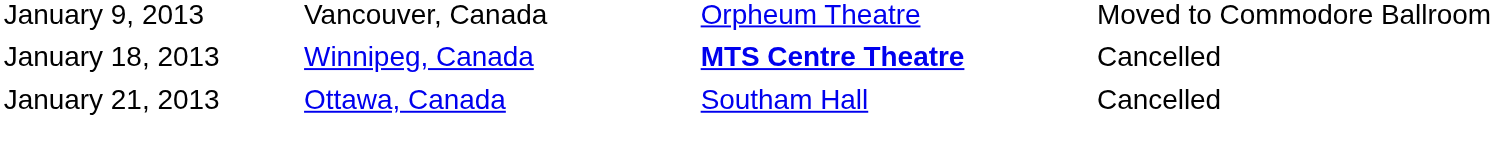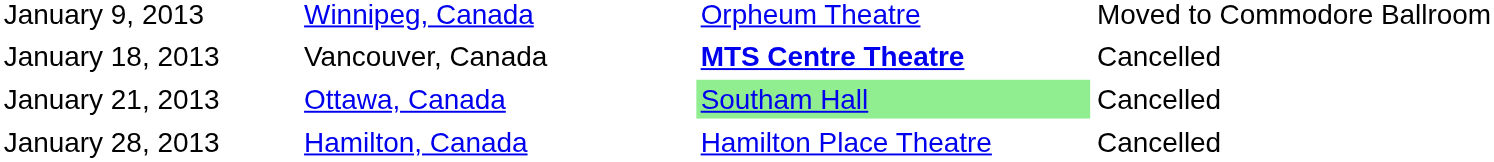(426, 14) Vancouver, Canada -> (419, 14) Winnipeg, Canada
(419, 56) Winnipeg, Canada -> (426, 56) Vancouver, Canada
(784, 99) no background -> (784, 99) lightgreen background
+ row: (112, 142)
